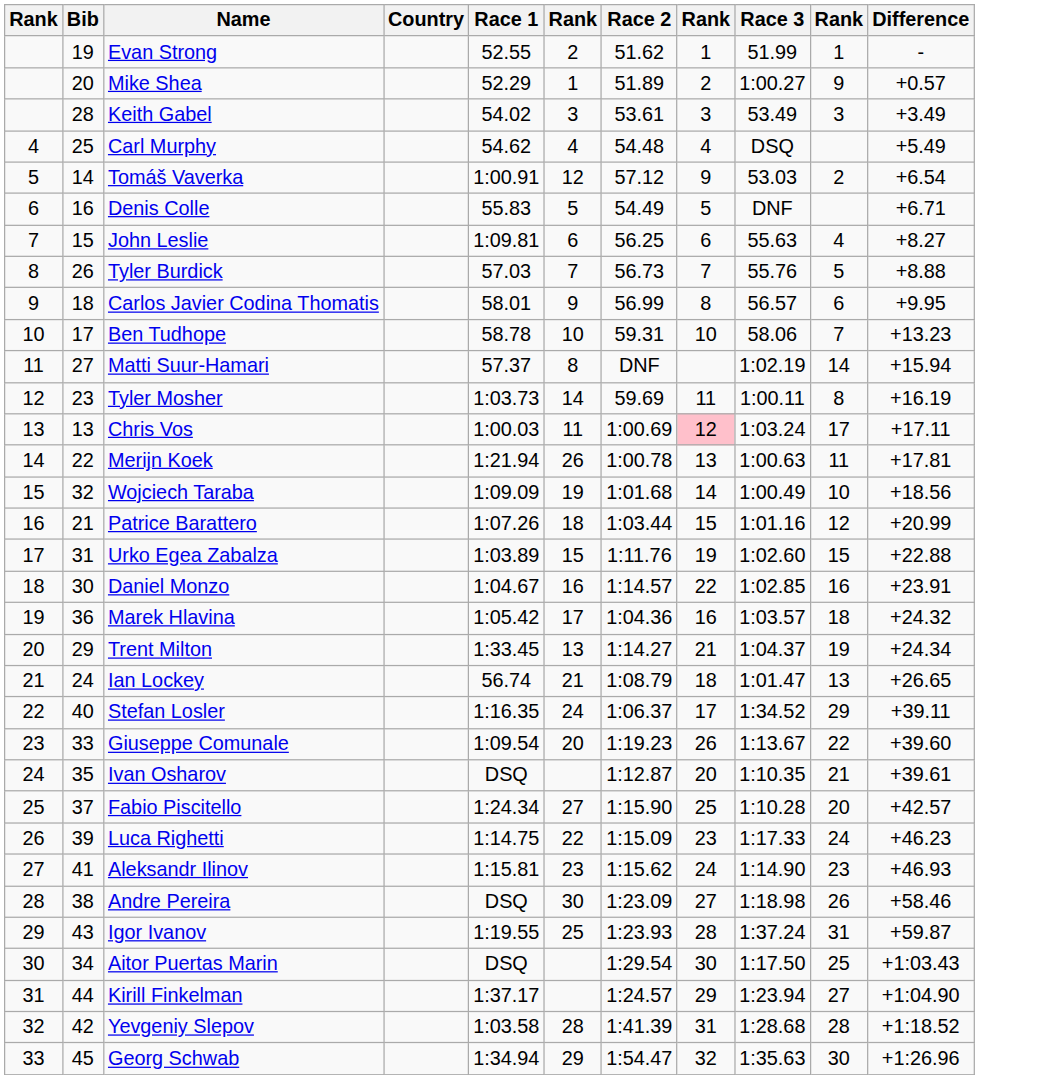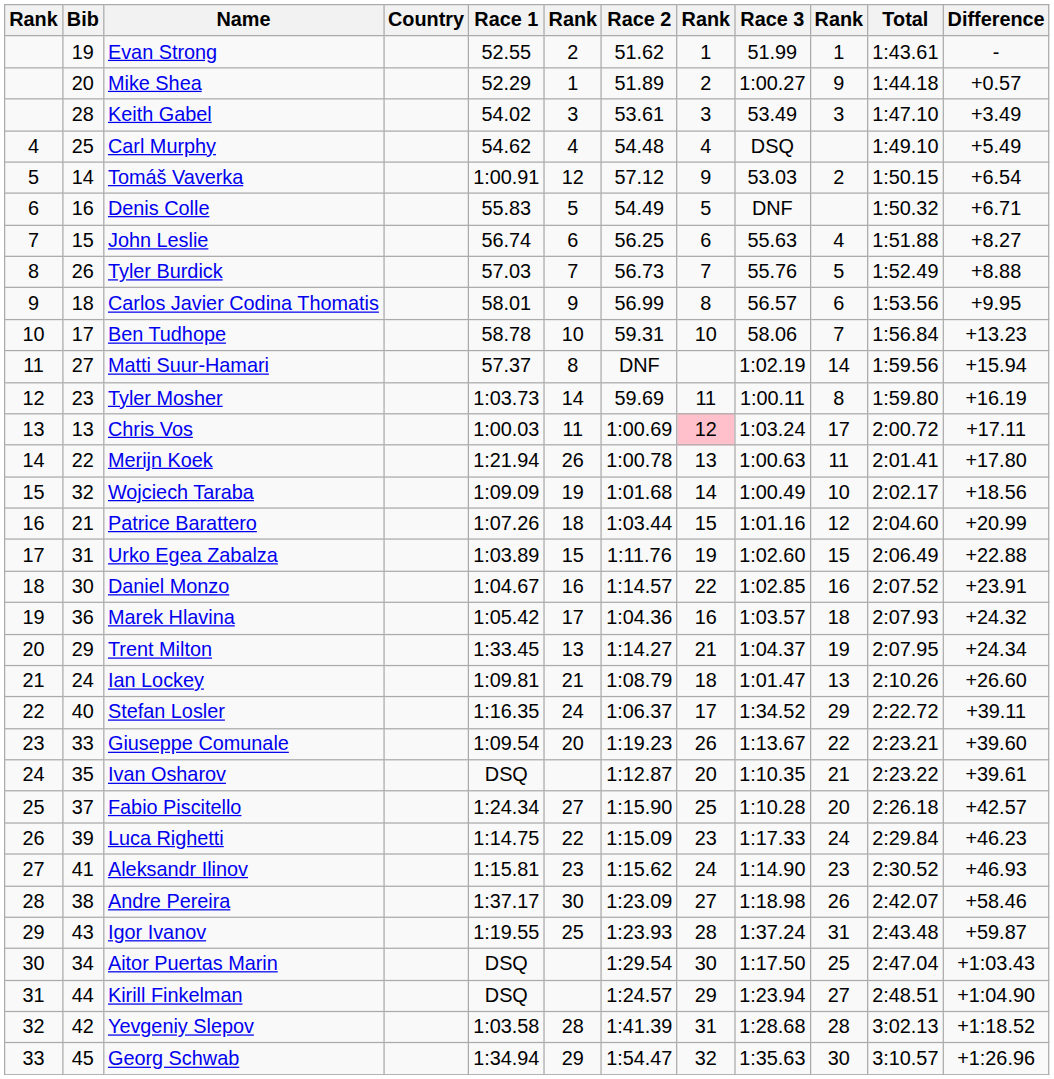+ column: (905, 20)
(506, 240) 1:09.81 -> (506, 240) 56.74
(921, 460) +17.81 -> (996, 460) +17.80
(506, 680) 56.74 -> (506, 680) 1:09.81
(921, 680) +26.65 -> (996, 680) +26.60
(506, 901) DSQ -> (506, 901) 1:37.17
(506, 995) 1:37.17 -> (506, 995) DSQ
